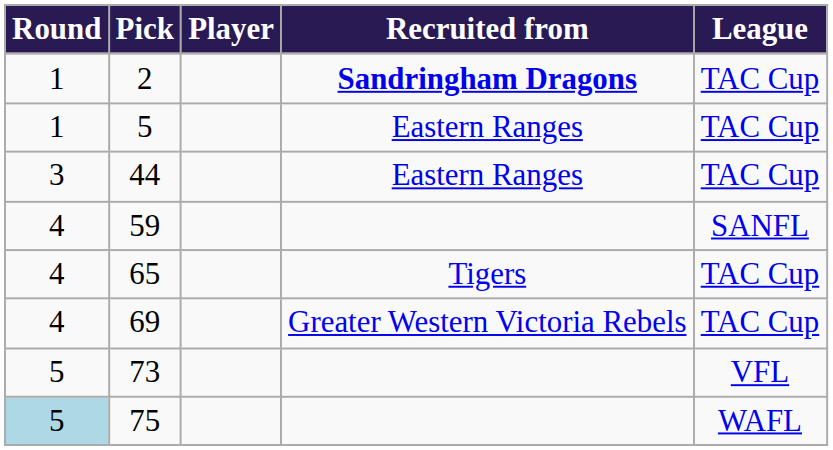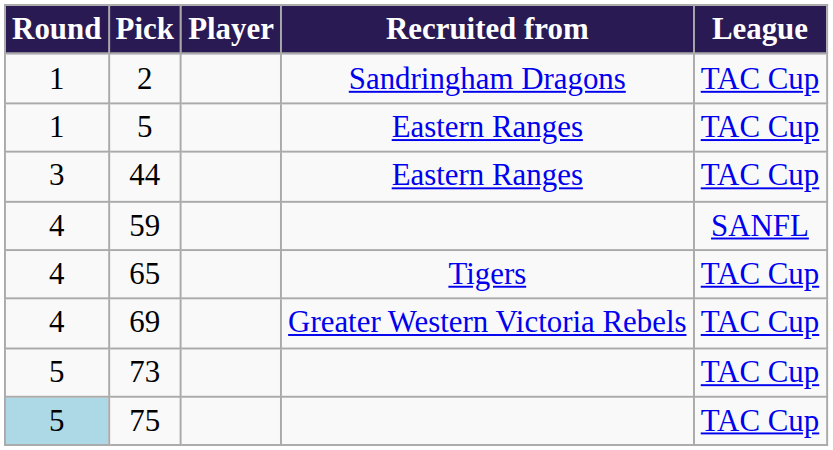(487, 77) bold -> (487, 77) normal
(760, 371) VFL -> (760, 371) TAC Cup
(760, 420) WAFL -> (760, 420) TAC Cup
